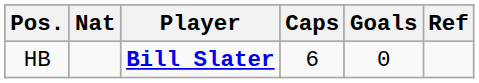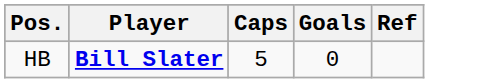- column: (95, 23)
(312, 60) 6 -> (261, 60) 5
